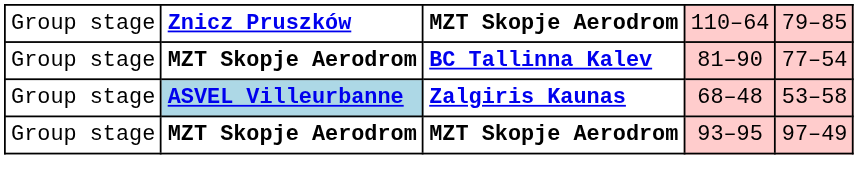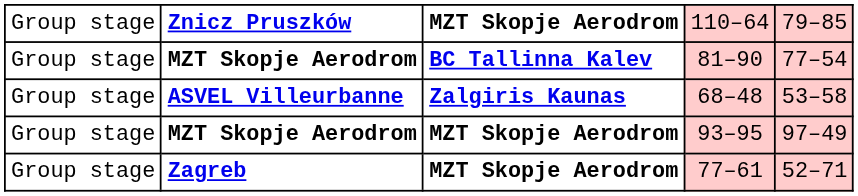(286, 98) lightblue background -> (286, 98) no background
+ row: (730, 172)
